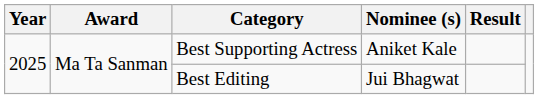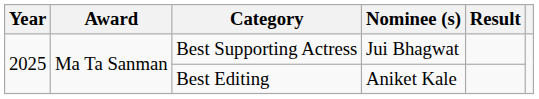(411, 49) Aniket Kale -> (412, 49) Jui Bhagwat
(412, 78) Jui Bhagwat -> (411, 78) Aniket Kale
